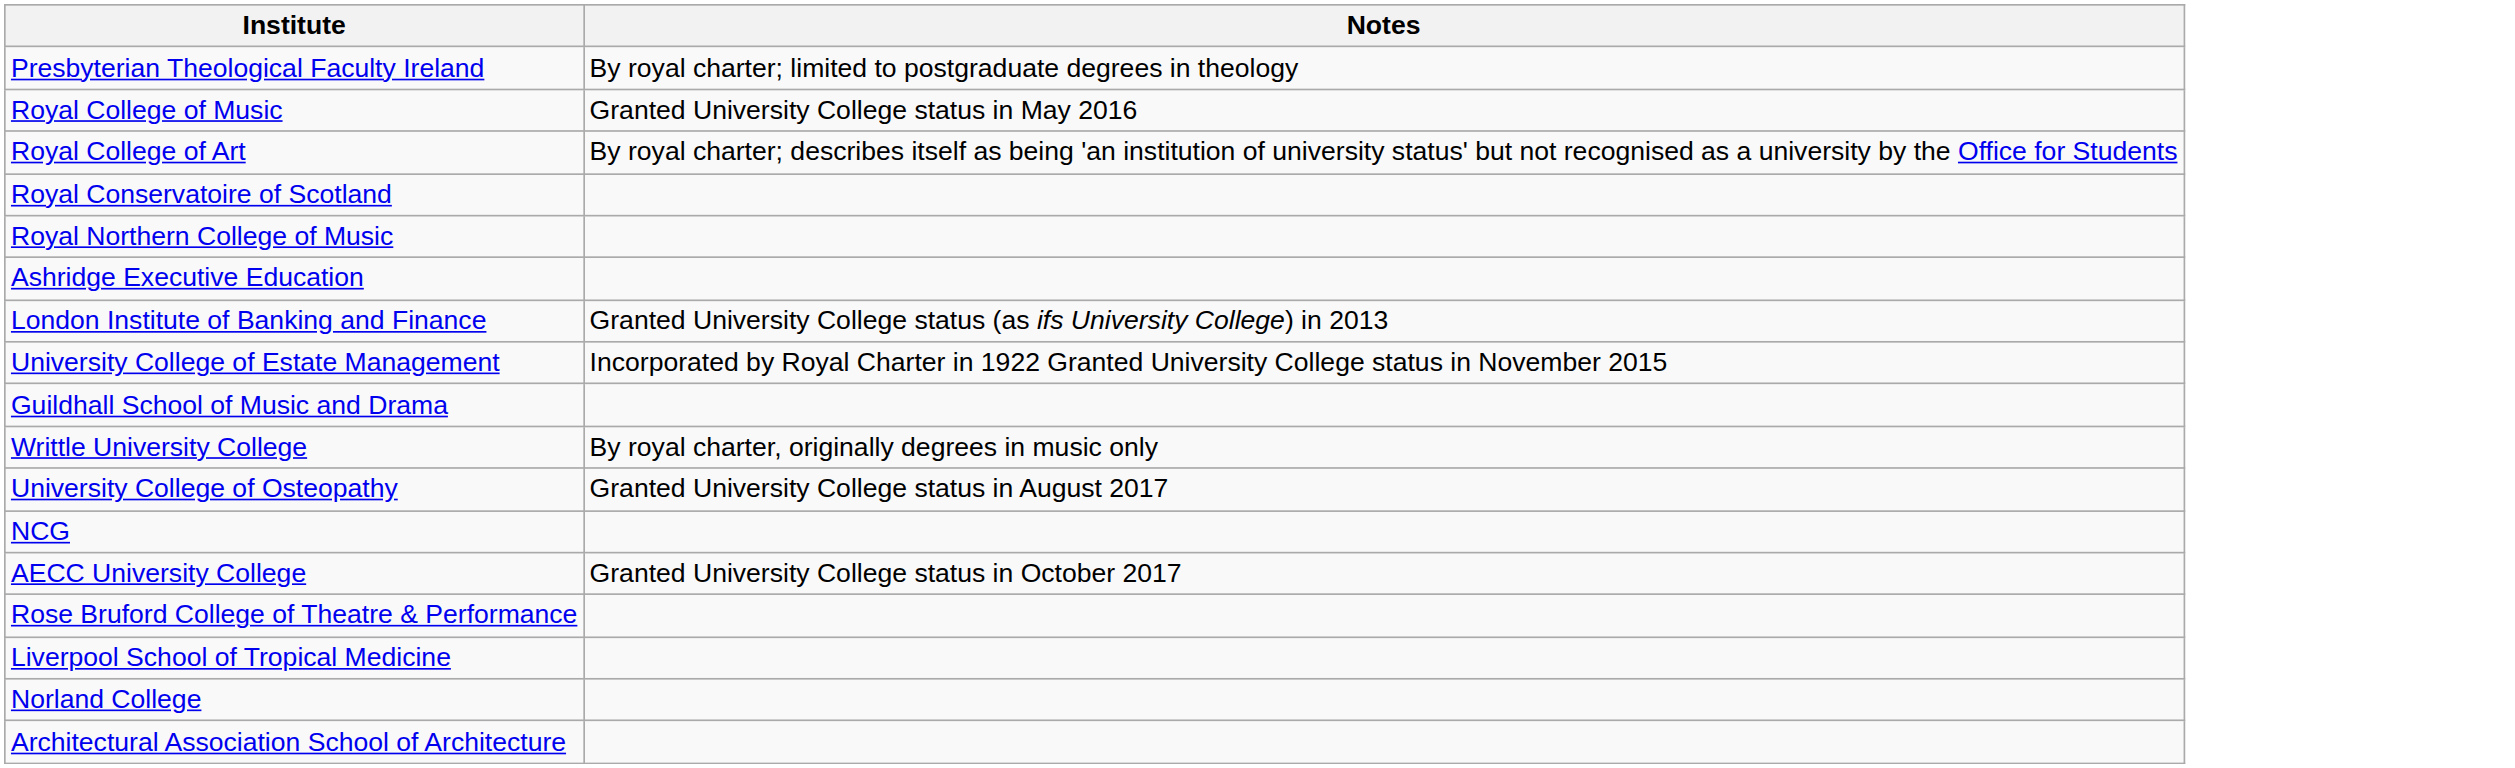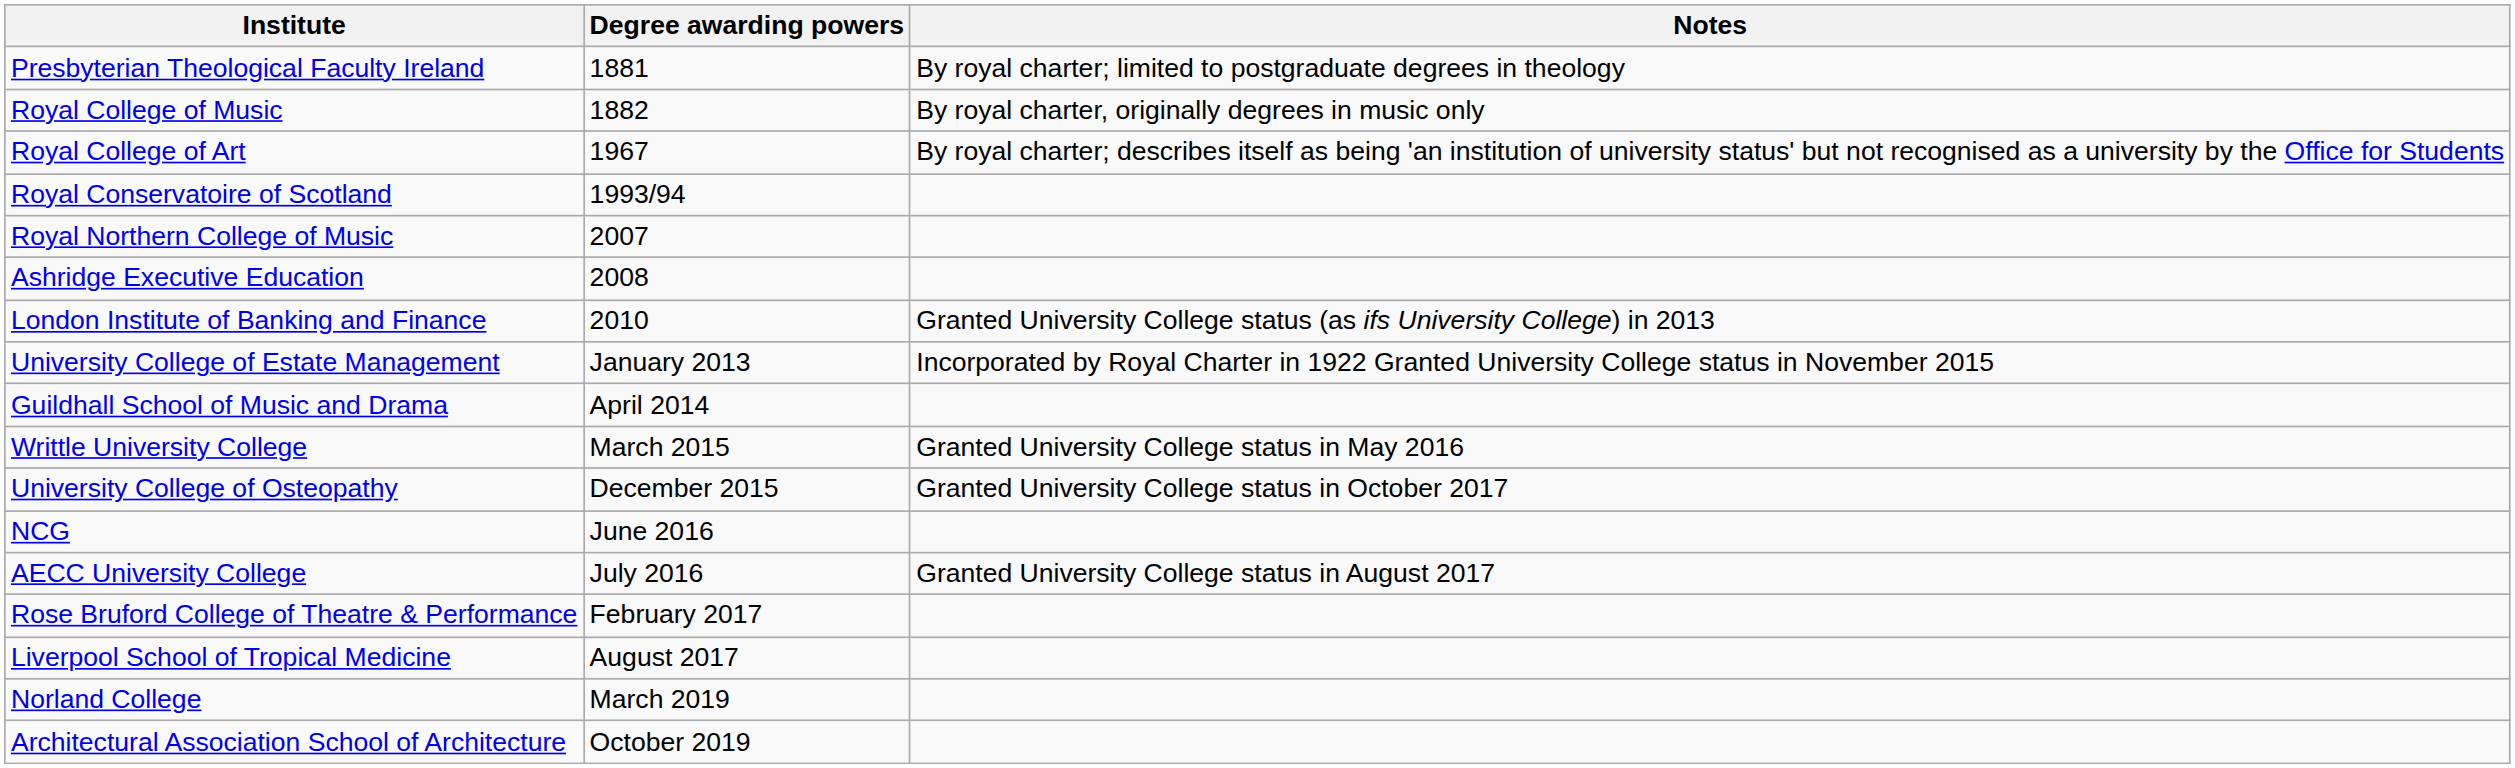+ column: (747, 25)
(863, 109) Granted University College status in May 2016 -> (1200, 109) By royal charter, originally degrees in music only
(874, 446) By royal charter, originally degrees in music only -> (1190, 446) Granted University College status in May 2016
(879, 488) Granted University College status in August 2017 -> (1212, 488) Granted University College status in October 2017
(886, 573) Granted University College status in October 2017 -> (1206, 573) Granted University College status in August 2017
